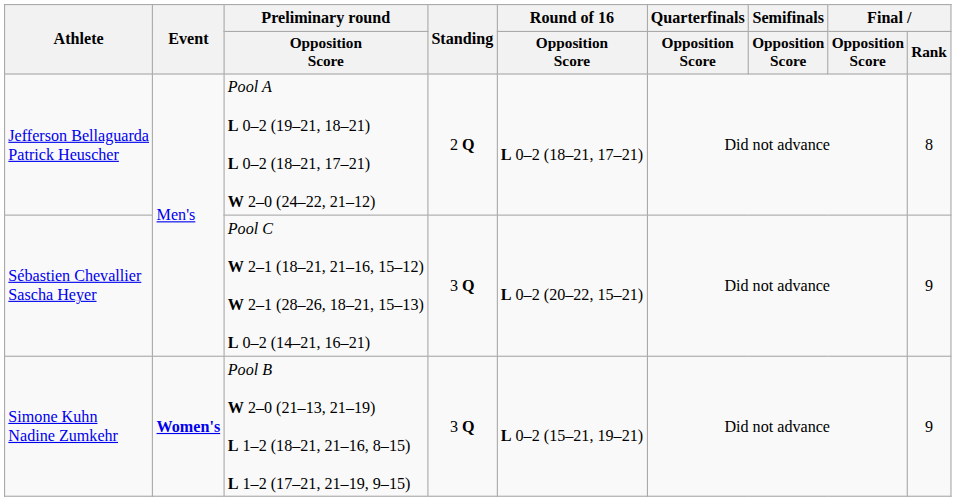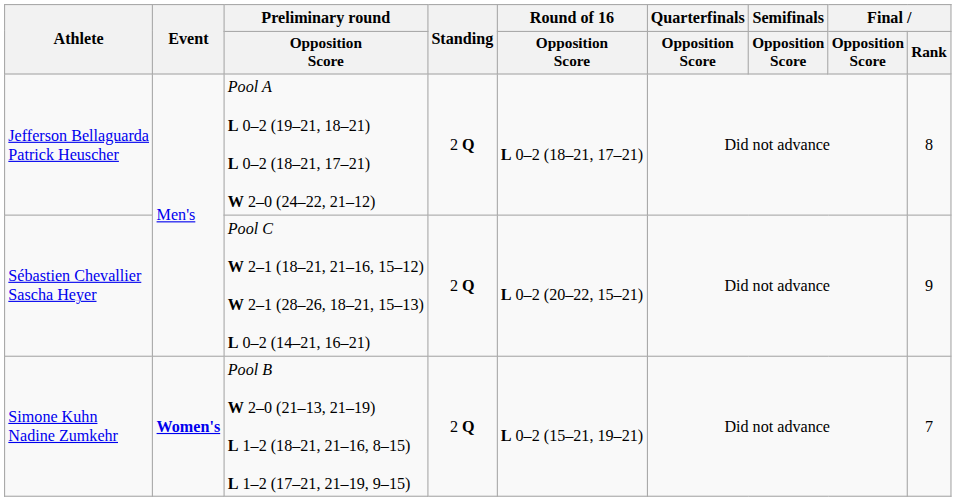(462, 285) 3 Q -> (462, 285) 2 Q
(462, 426) 3 Q -> (462, 426) 2 Q
(929, 426) 9 -> (929, 426) 7
